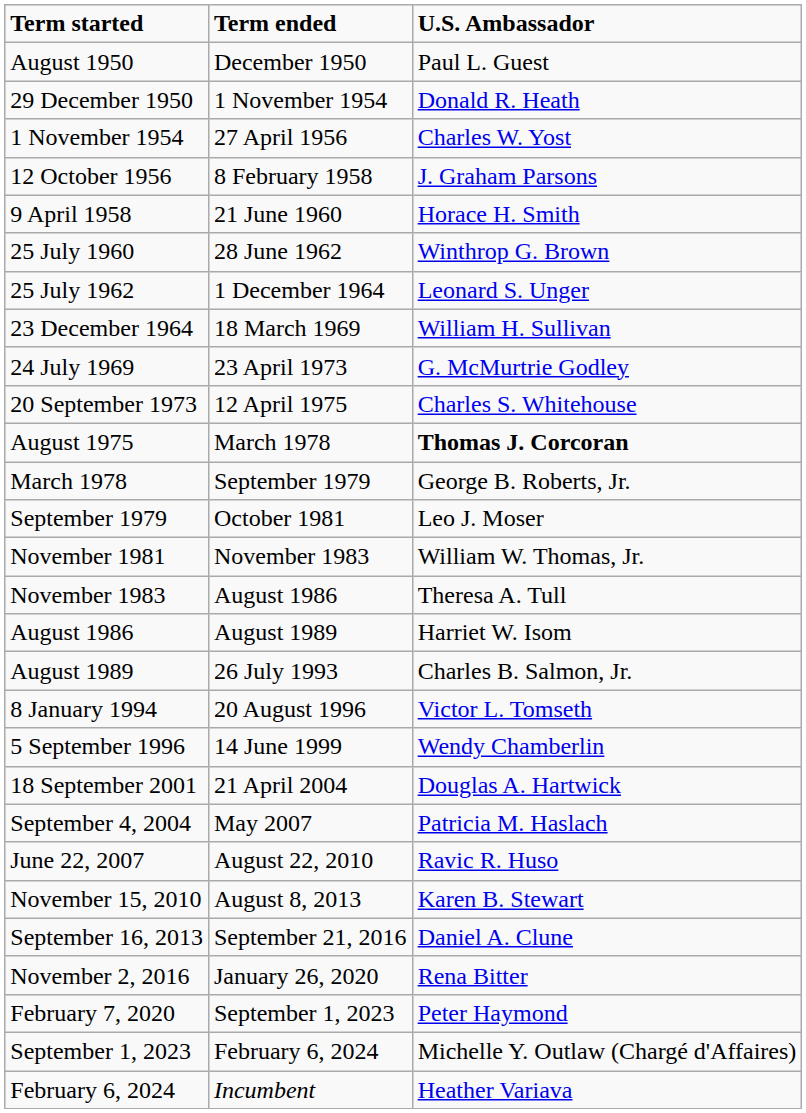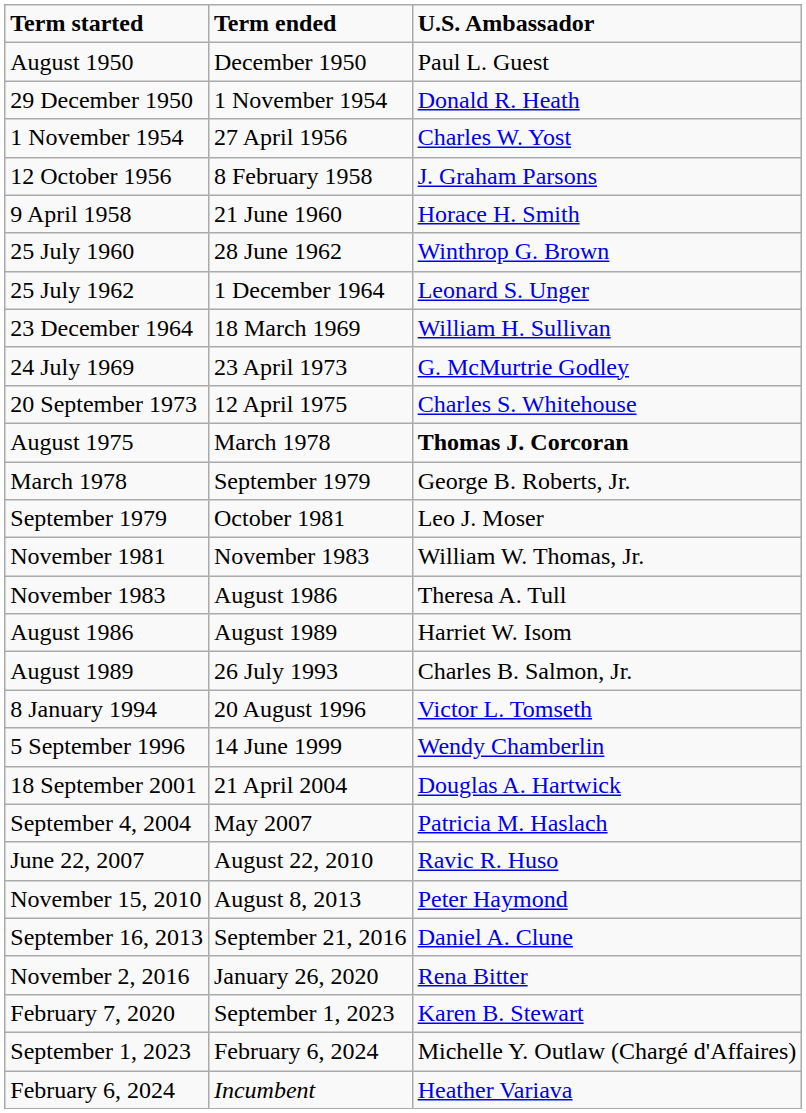(501, 898) Karen B. Stewart -> (493, 898) Peter Haymond
(493, 1013) Peter Haymond -> (501, 1013) Karen B. Stewart
